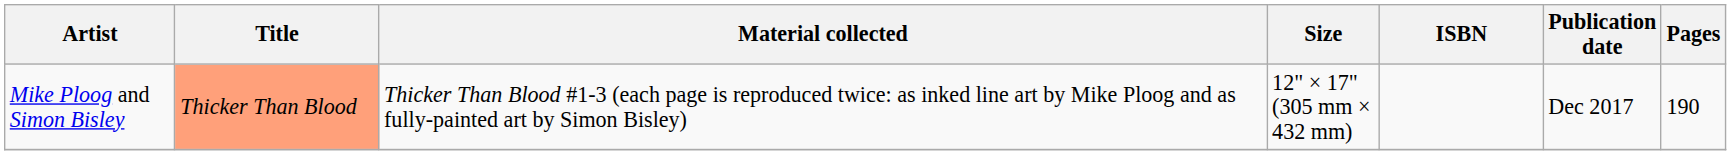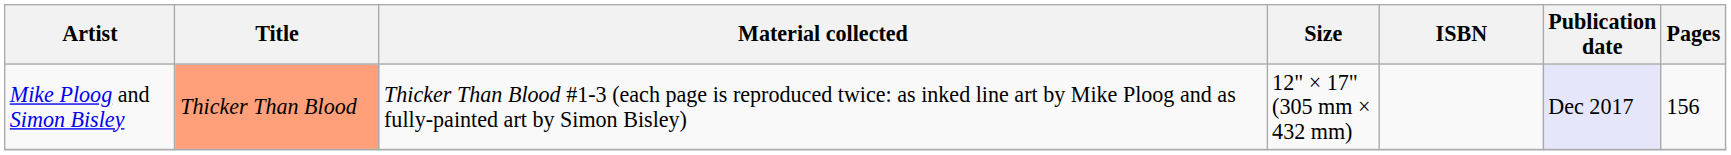(1591, 106) no background -> (1591, 106) lavender background
(1683, 106) 190 -> (1683, 106) 156
